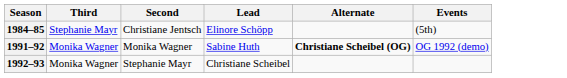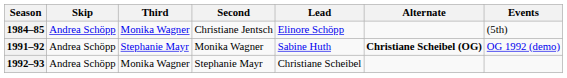+ column: (82, 13)
(83, 30) Stephanie Mayr -> (155, 30) Monika Wagner
(84, 47) Monika Wagner -> (155, 47) Stephanie Mayr
